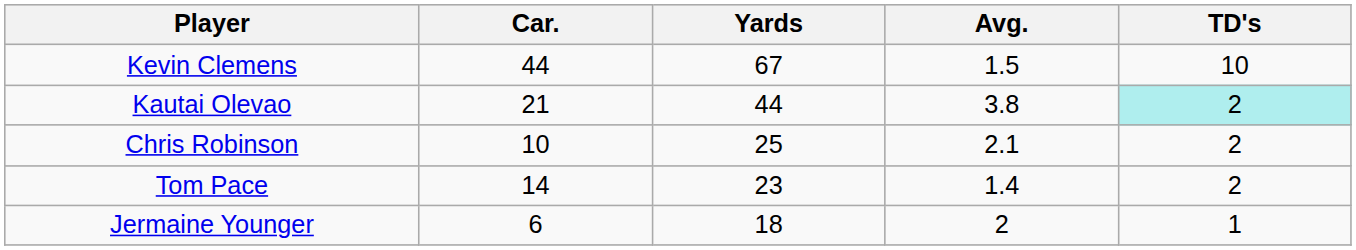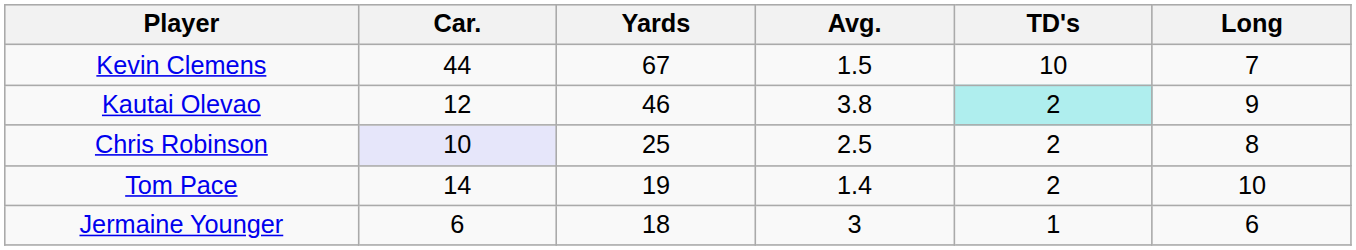+ column: (1252, 24)
(536, 104) 21 -> (457, 104) 12
(769, 104) 44 -> (656, 104) 46
(536, 144) no background -> (457, 144) lavender background
(1002, 144) 2.1 -> (855, 144) 2.5
(769, 184) 23 -> (656, 184) 19
(1002, 225) 2 -> (855, 225) 3
